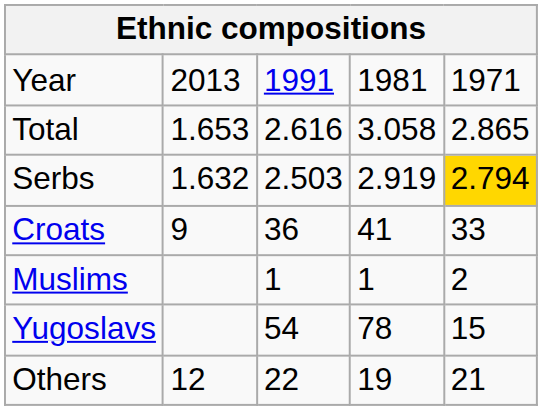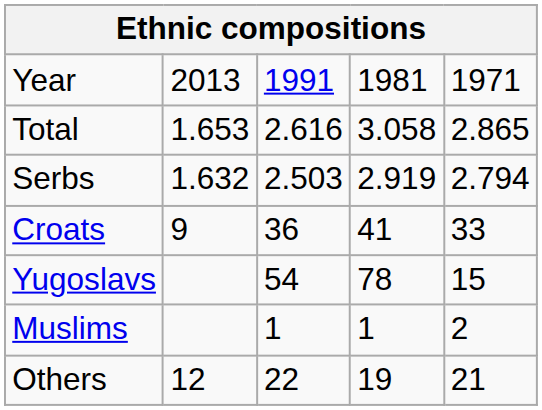(490, 179) gold background -> (490, 179) no background
rows swapped: (70, 279) <-> (84, 329)
